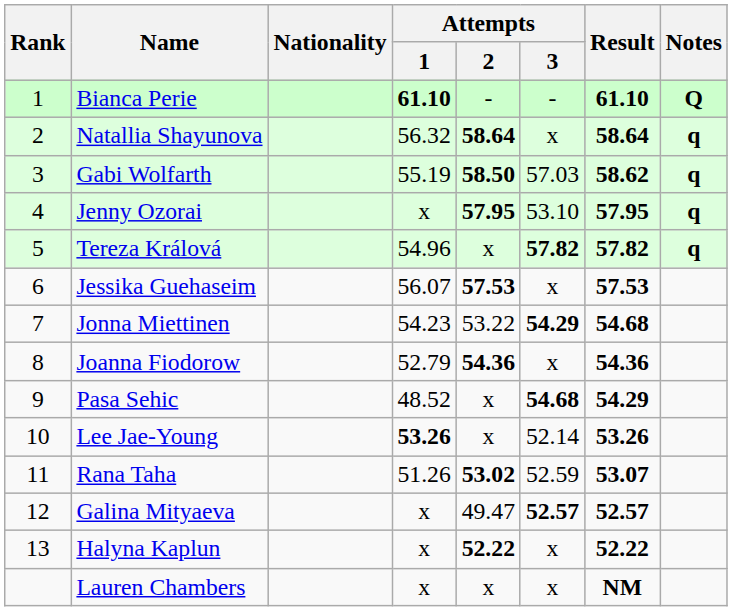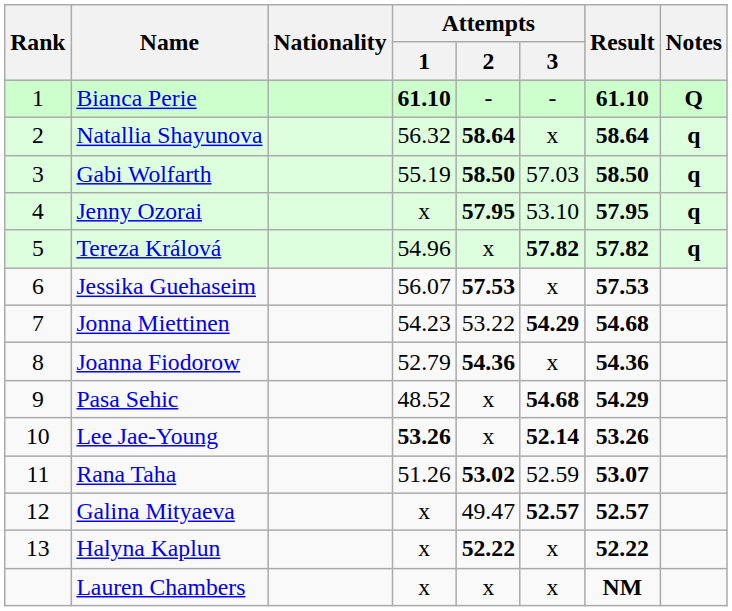(622, 173) 58.62 -> (622, 173) 58.50
(553, 436) normal -> (553, 436) bold
